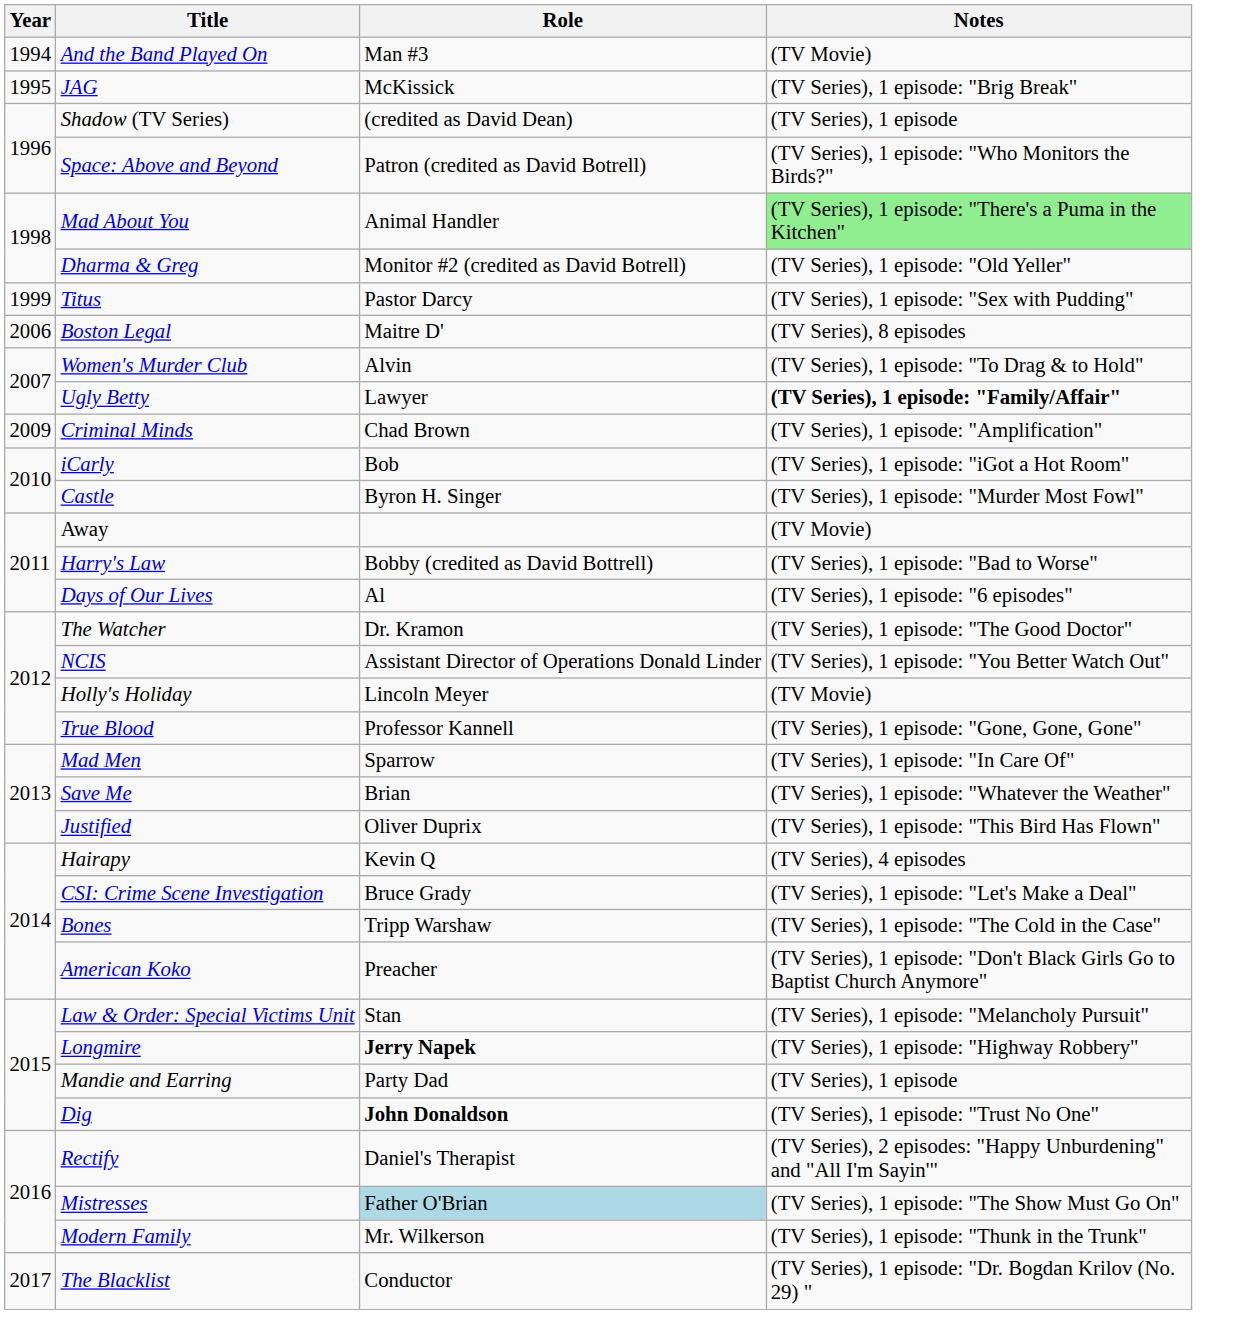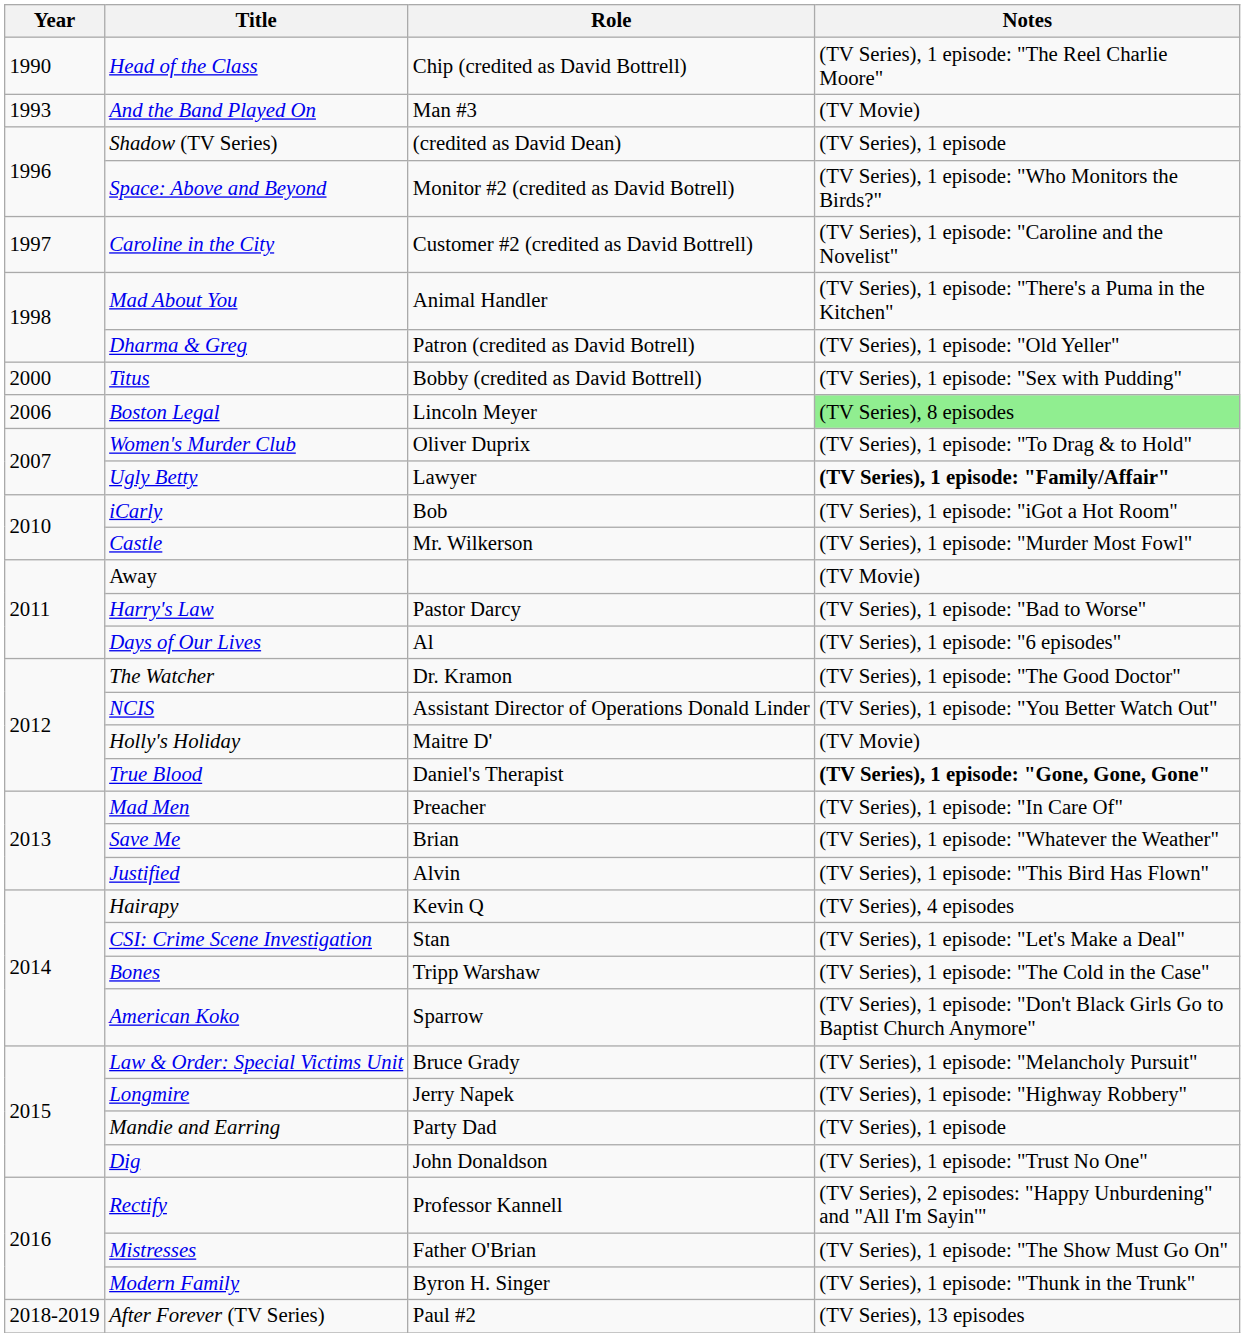+ row: (183, 65)
(30, 53) 1994 -> (30, 110) 1993
- row: (79, 86)
(505, 164) Patron (credited as David Botrell) -> (574, 188) Monitor #2 (credited as David Botrell)
+ row: (192, 244)
(964, 221) lightgreen background -> (1012, 300) no background
(525, 265) Monitor #2 (credited as David Botrell) -> (554, 345) Patron (credited as David Botrell)
(30, 298) 1999 -> (30, 378) 2000
(418, 298) Pastor Darcy -> (557, 378) Bobby (credited as David Bottrell)
(404, 331) Maitre D' -> (475, 411) Lincoln Meyer
(868, 331) no background -> (917, 411) lightgreen background
(388, 364) Alvin -> (471, 444) Oliver Duprix
- row: (127, 430)
(433, 496) Byron H. Singer -> (473, 543) Mr. Wilkerson
(509, 562) Bobby (credited as David Bottrell) -> (467, 609) Pastor Darcy
(426, 694) Lincoln Meyer -> (453, 741) Maitre D'
(439, 727) Professor Kannell -> (488, 774) Daniel's Therapist
(956, 727) normal -> (1015, 774) bold
(400, 760) Sparrow -> (449, 807) Preacher
(423, 826) Oliver Duprix -> (437, 873) Alvin
(418, 892) Bruce Grady -> (431, 939) Stan
(401, 970) Preacher -> (448, 1016) Sparrow
(383, 1014) Stan -> (466, 1061) Bruce Grady
(420, 1047) bold -> (463, 1094) normal
(436, 1113) bold -> (480, 1160) normal
(440, 1158) Daniel's Therapist -> (488, 1205) Professor Kannell
(426, 1203) lightblue background -> (474, 1249) no background
(424, 1236) Mr. Wilkerson -> (481, 1282) Byron H. Singer
- row: (115, 1280)
+ row: (217, 1315)
